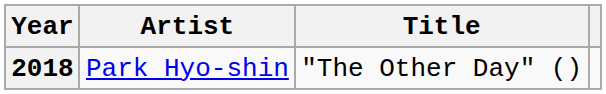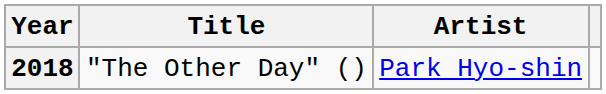columns swapped: (442, 26) <-> (187, 26)
